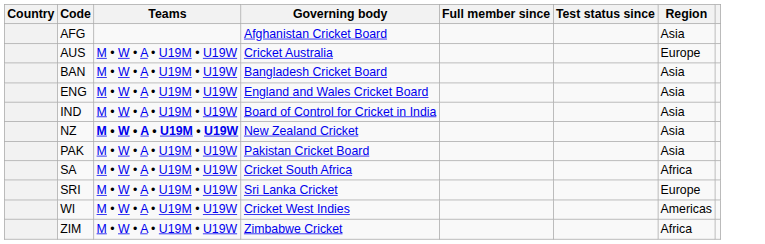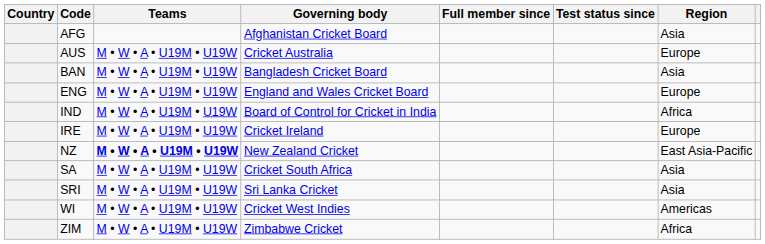(673, 92) Asia -> (680, 92) Europe
(673, 111) Asia -> (676, 111) Africa
+ row: (70, 131)
(673, 131) Asia -> (706, 151) East Asia-Pacific
- row: (72, 151)
(676, 170) Africa -> (673, 170) Asia
(680, 190) Europe -> (673, 190) Asia
